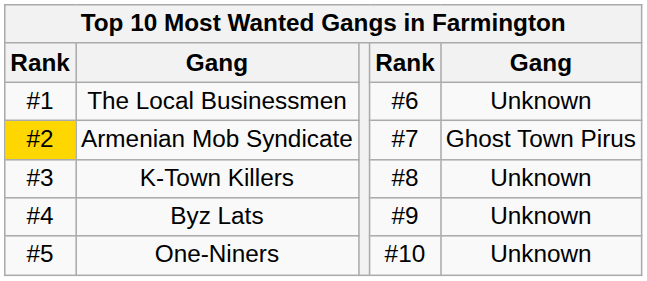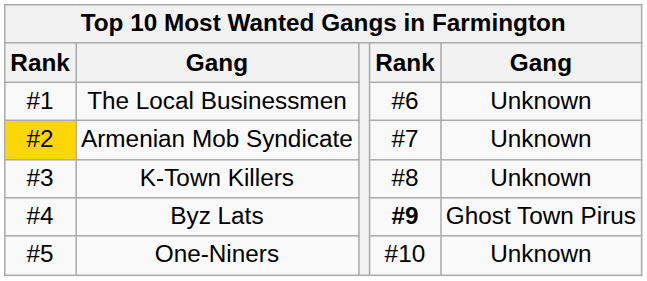(541, 139) Ghost Town Pirus -> (541, 139) Unknown
(405, 216) normal -> (405, 216) bold
(541, 216) Unknown -> (541, 216) Ghost Town Pirus
